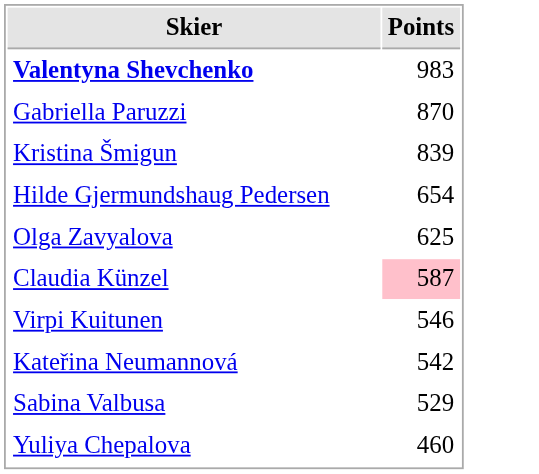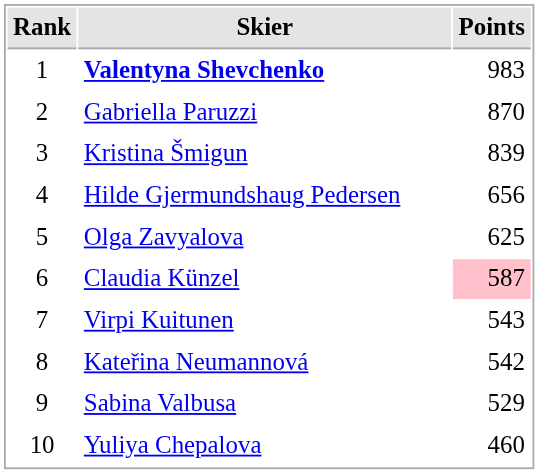+ column: (42, 27)
(435, 195) 654 -> (506, 195) 656
(435, 320) 546 -> (506, 320) 543
